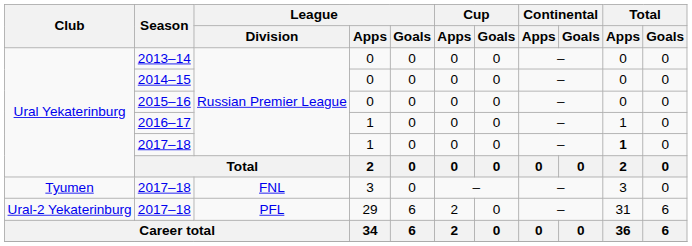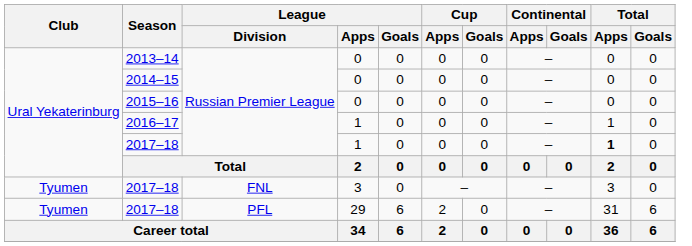(70, 209) Ural-2 Yekaterinburg -> (64, 209) Tyumen
